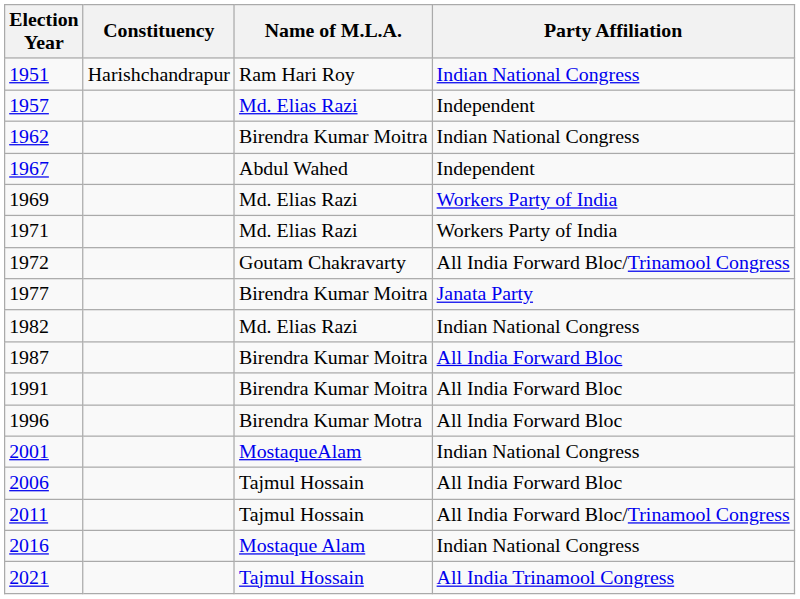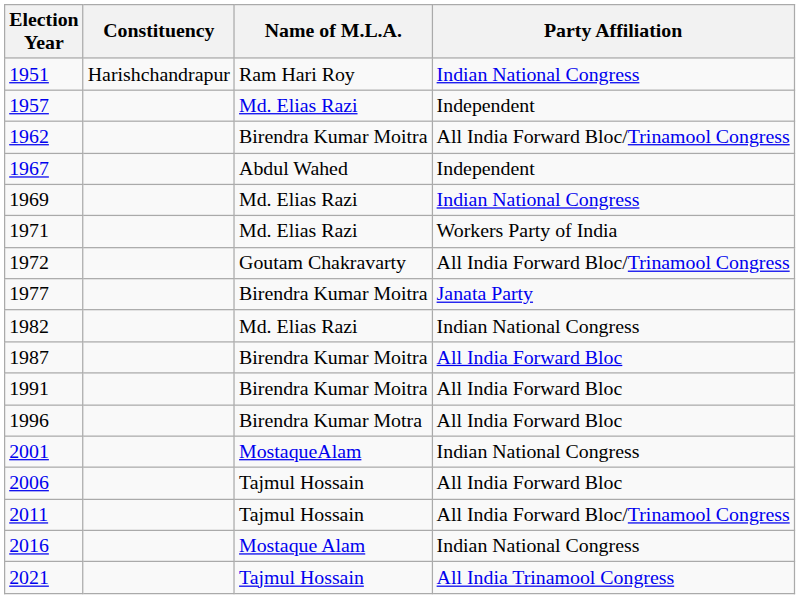(538, 136) Indian National Congress -> (613, 136) All India Forward Bloc/Trinamool Congress
(527, 199) Workers Party of India -> (538, 199) Indian National Congress
